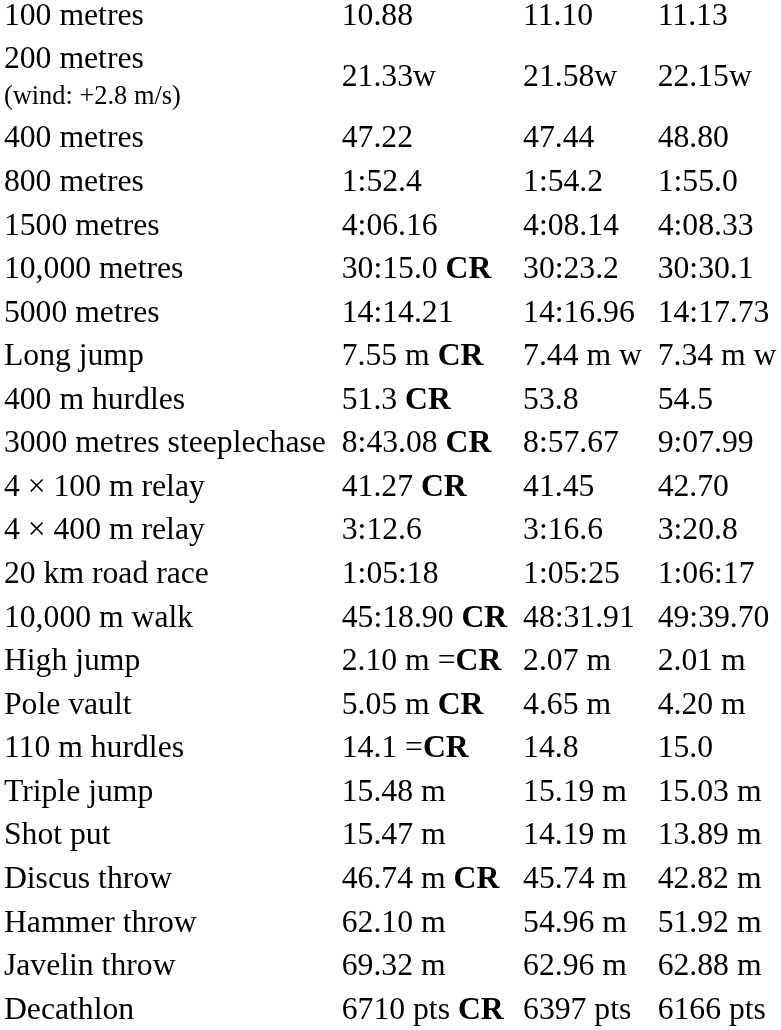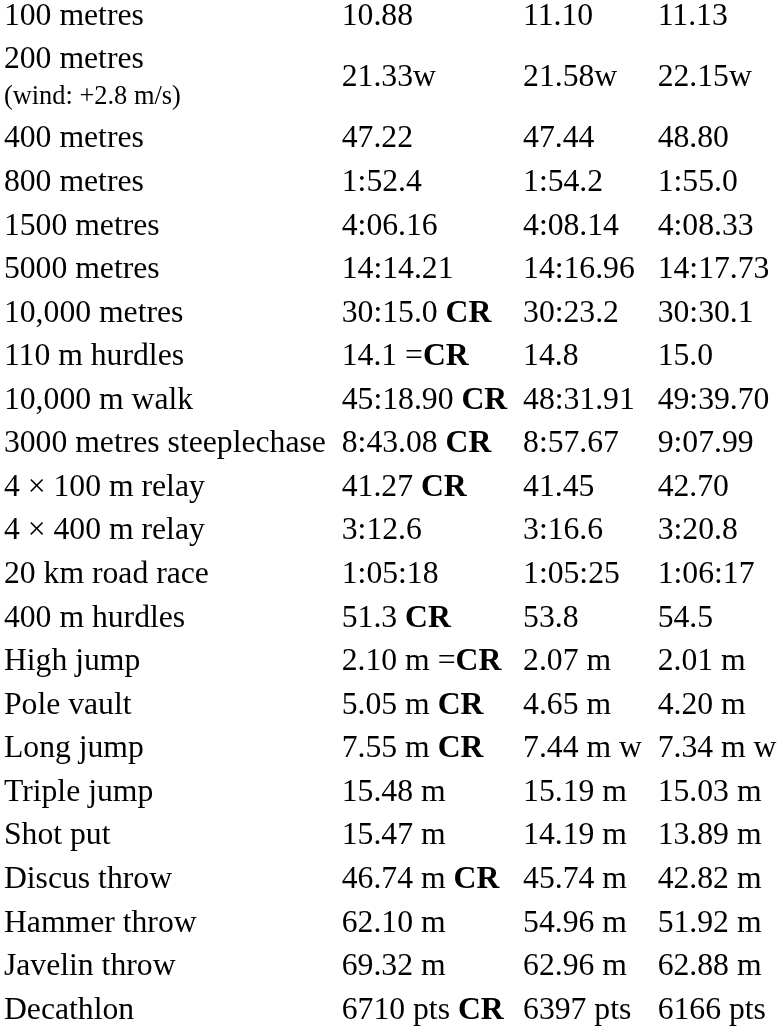rows swapped: (82, 311) <-> (94, 267)
rows swapped: (94, 746) <-> (74, 354)
rows swapped: (95, 398) <-> (99, 616)
